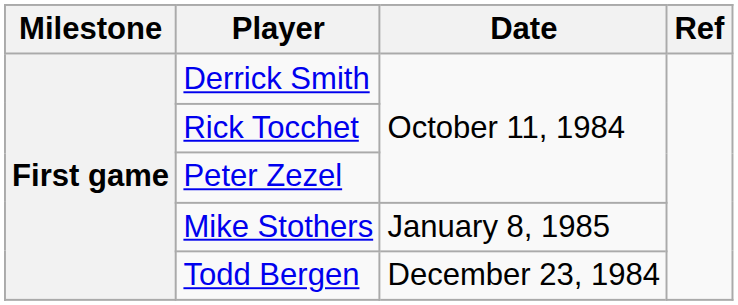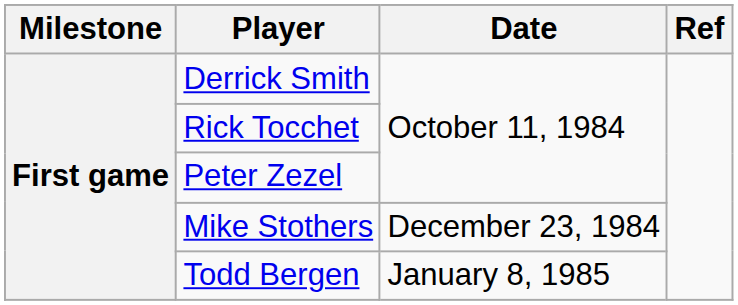(499, 226) January 8, 1985 -> (524, 226) December 23, 1984
(524, 275) December 23, 1984 -> (499, 275) January 8, 1985
